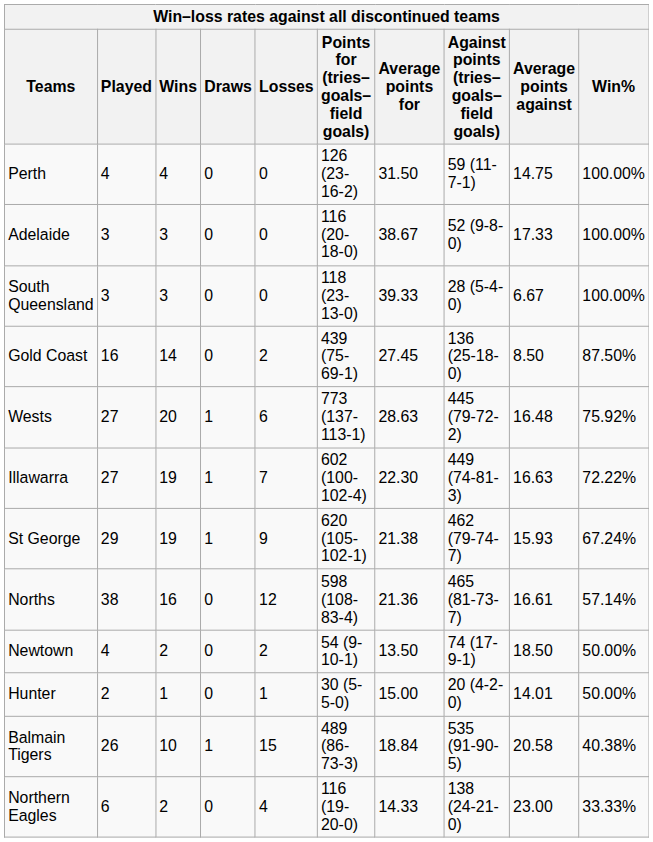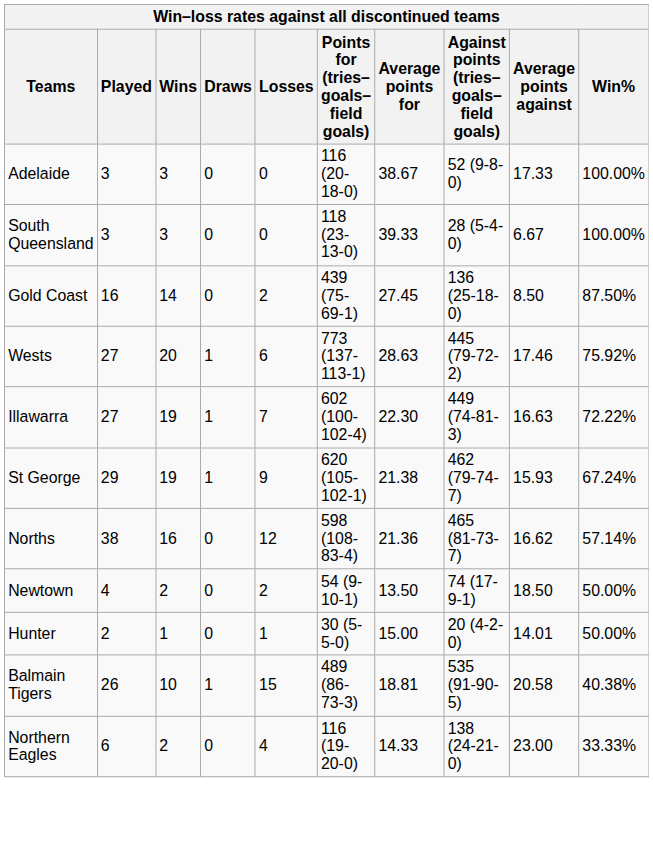- row: (27, 174)
(533, 417) 16.48 -> (533, 356) 17.46
(533, 599) 16.61 -> (533, 538) 16.62
(398, 746) 18.84 -> (398, 685) 18.81
